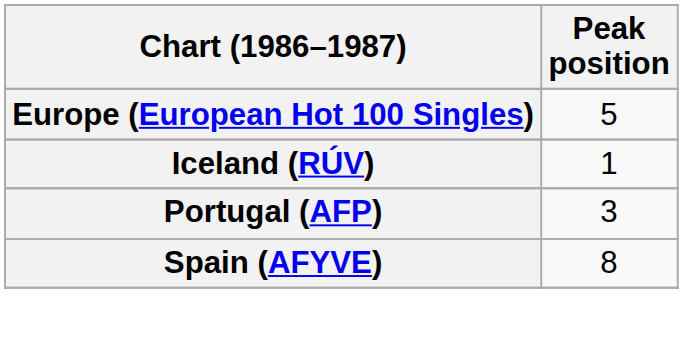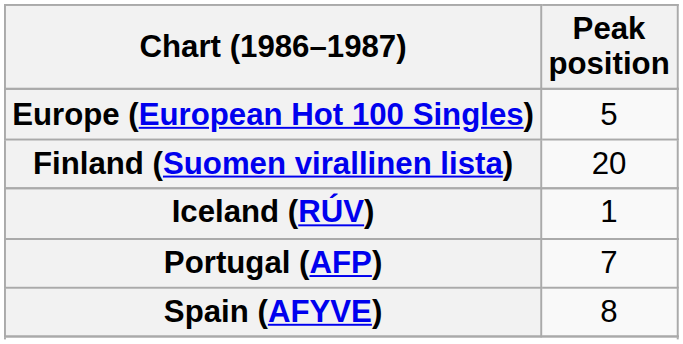+ row: (273, 163)
(609, 212) 3 -> (609, 262) 7
